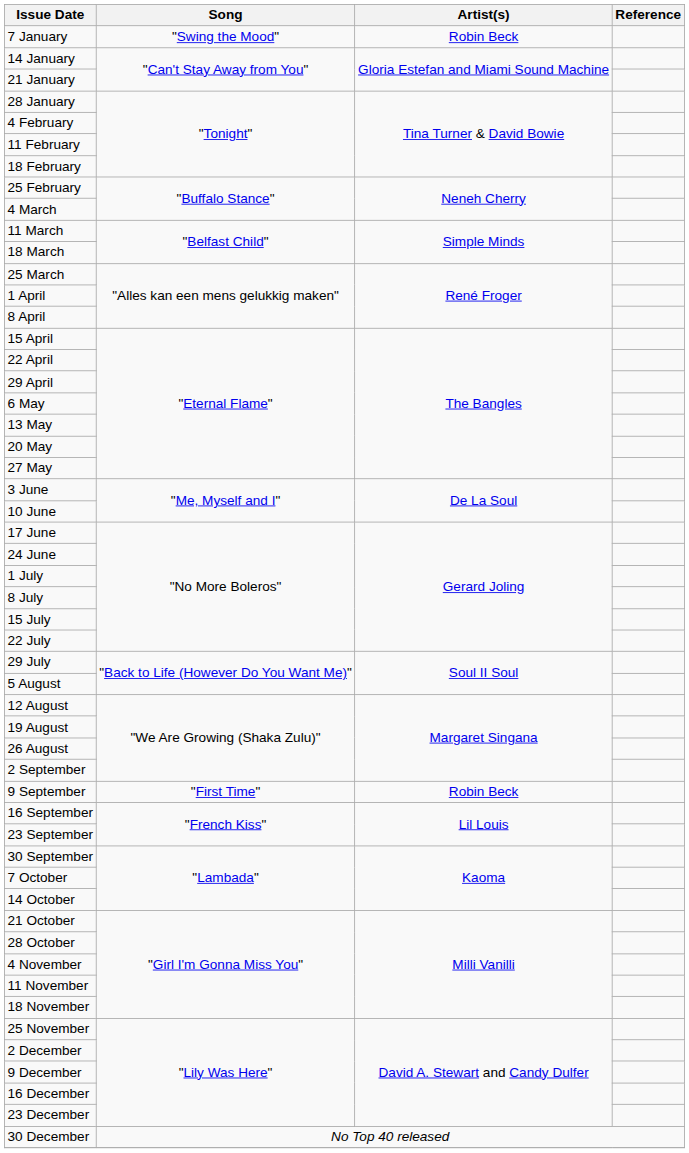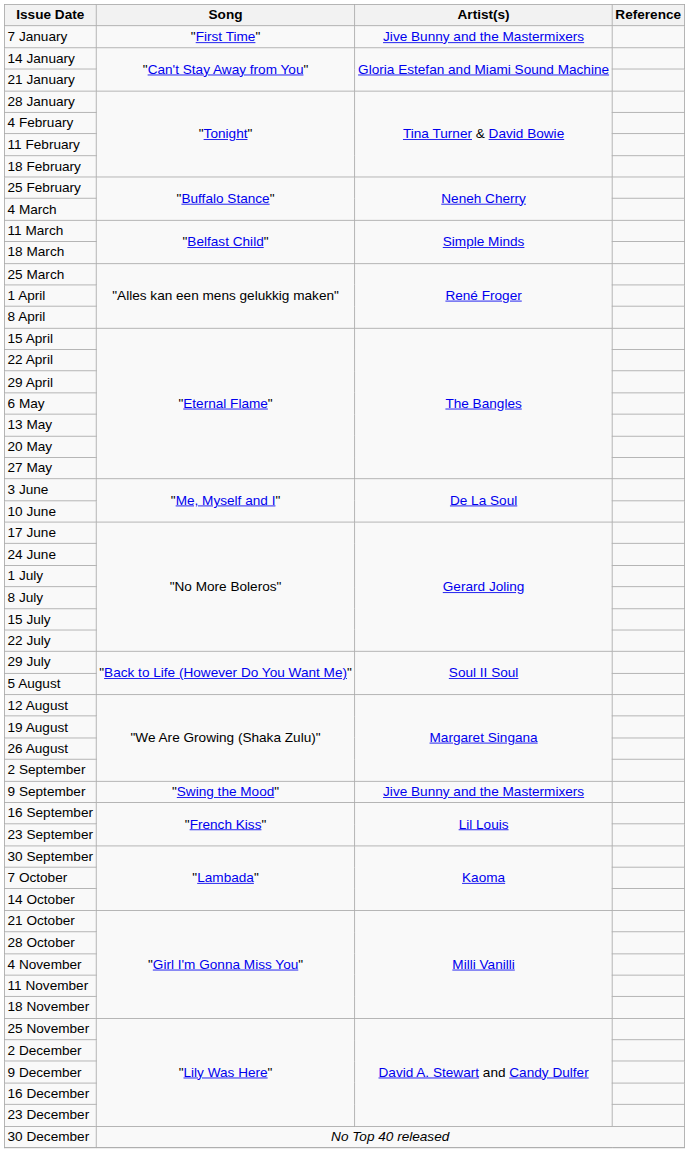(226, 36) "Swing the Mood" -> (226, 36) "First Time"
(484, 36) Robin Beck -> (484, 36) Jive Bunny and the Mastermixers
(226, 791) "First Time" -> (226, 791) "Swing the Mood"
(484, 791) Robin Beck -> (484, 791) Jive Bunny and the Mastermixers
